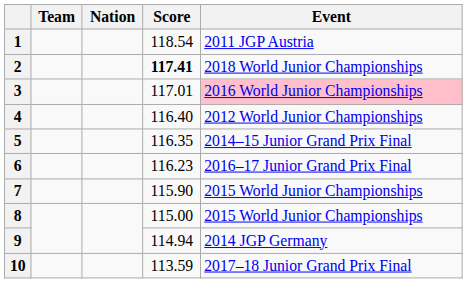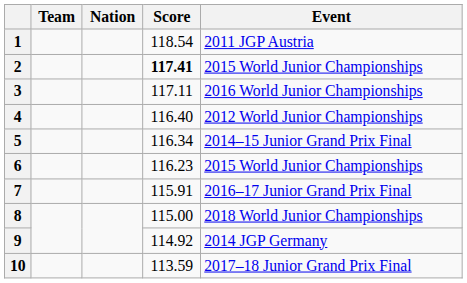(313, 66) 2018 World Junior Championships -> (313, 66) 2015 World Junior Championships
(172, 91) 117.01 -> (172, 91) 117.11
(313, 91) pink background -> (313, 91) no background
(172, 141) 116.35 -> (172, 141) 116.34
(308, 166) 2016–17 Junior Grand Prix Final -> (313, 166) 2015 World Junior Championships
(172, 191) 115.90 -> (172, 191) 115.91
(313, 191) 2015 World Junior Championships -> (308, 191) 2016–17 Junior Grand Prix Final
(313, 215) 2015 World Junior Championships -> (313, 215) 2018 World Junior Championships
(172, 240) 114.94 -> (172, 240) 114.92
